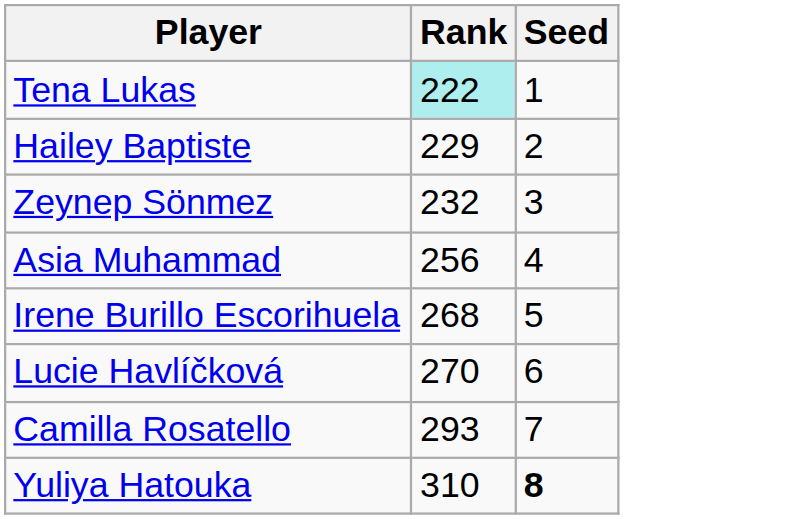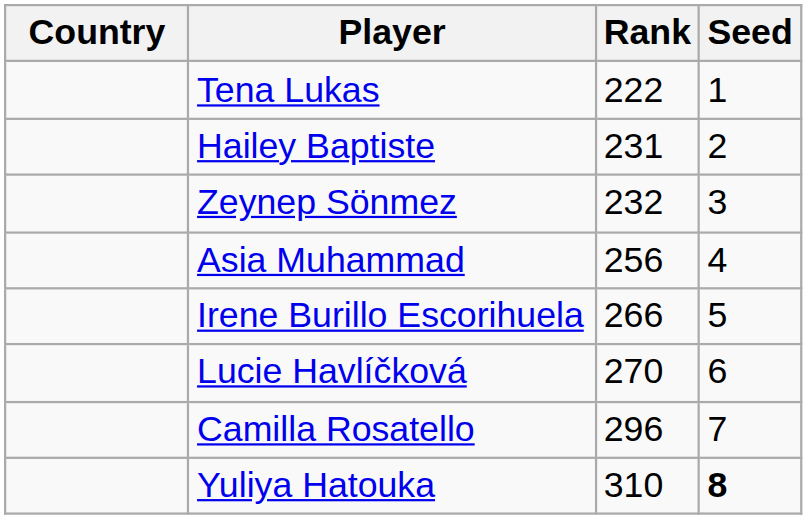+ column: (97, 32)
(450, 89) paleturquoise background -> (634, 89) no background
(450, 145) 229 -> (634, 145) 231
(450, 315) 268 -> (634, 315) 266
(450, 428) 293 -> (634, 428) 296
